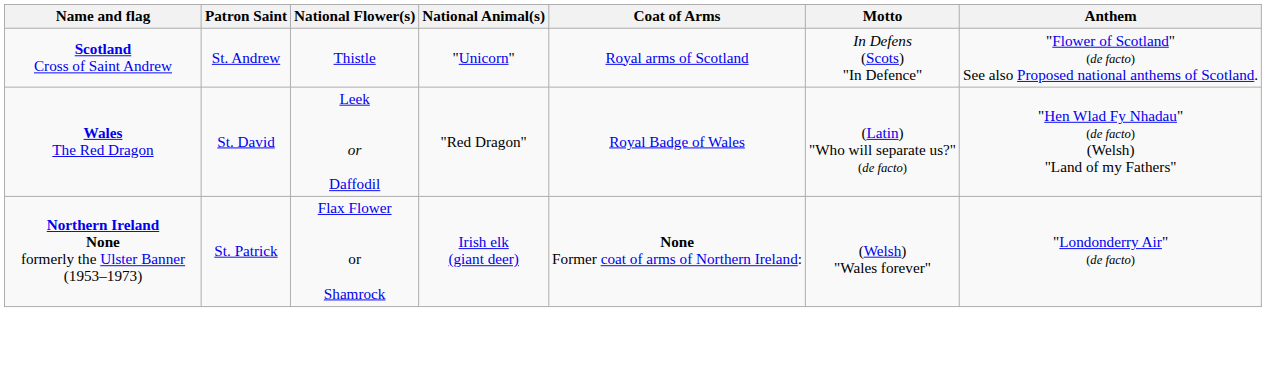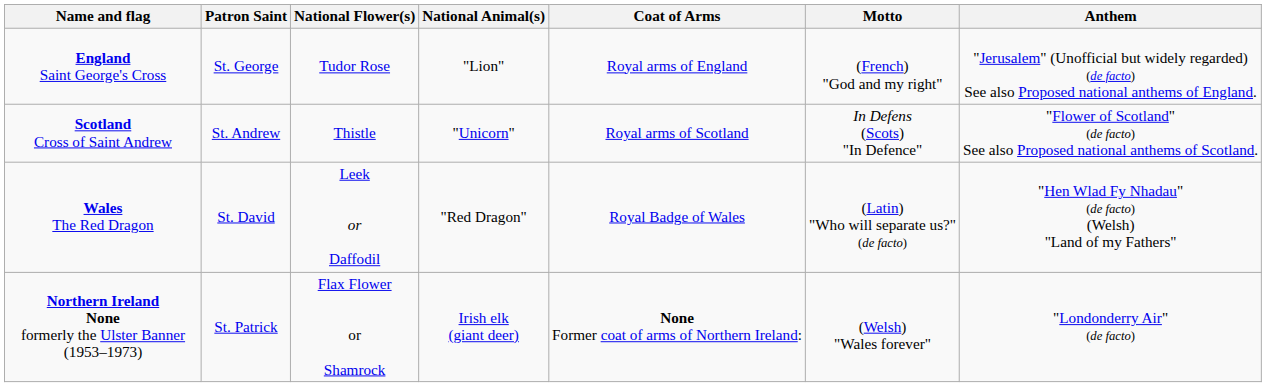+ row: (103, 66)
